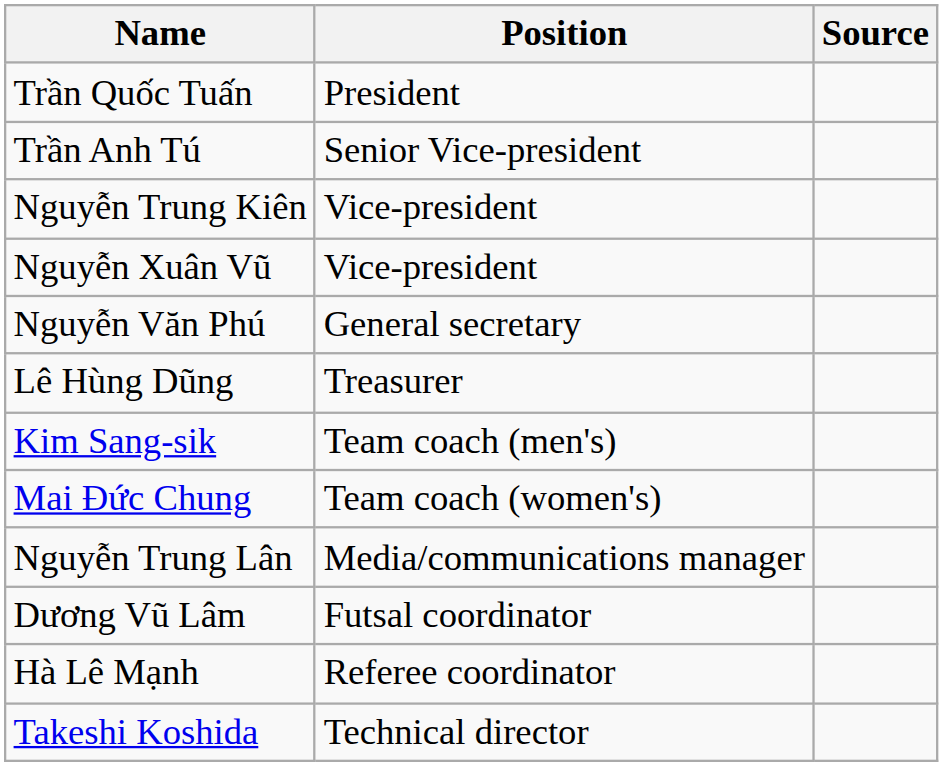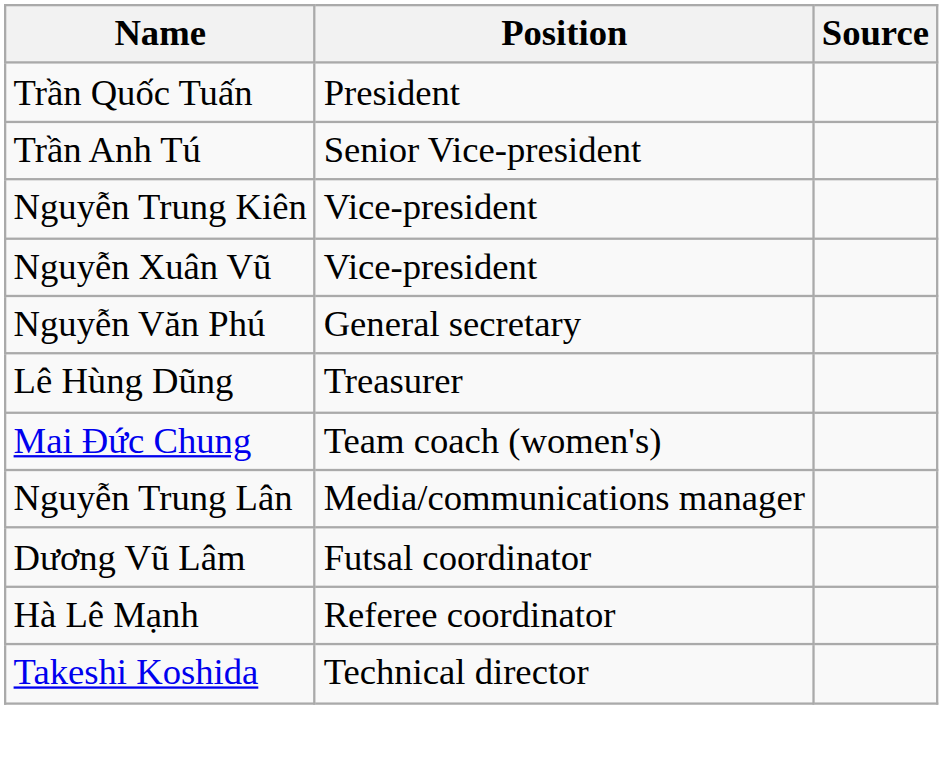- row: (115, 440)
